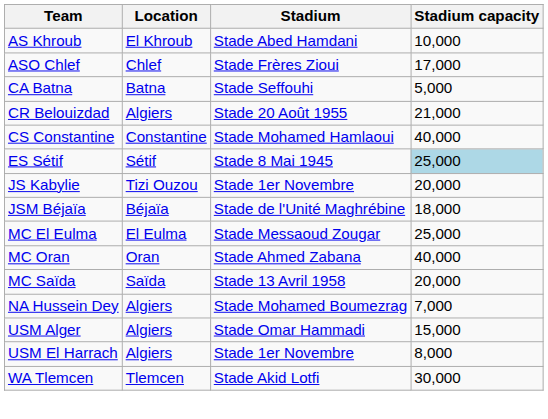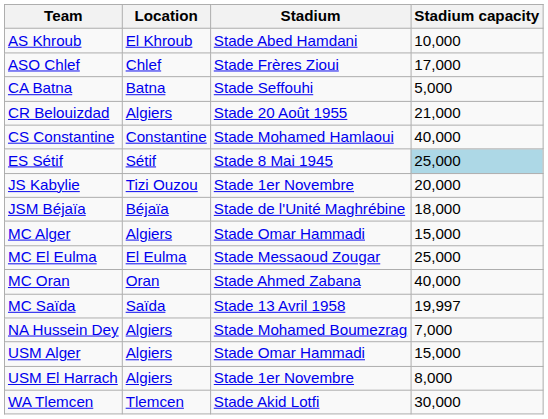+ row: (39, 233)
(438, 281) 20,000 -> (438, 305) 19,997
